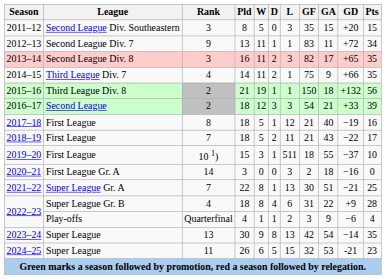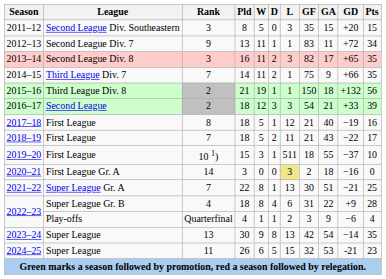(208, 75) 4 -> (208, 75) 7
(290, 172) no background -> (290, 172) khaki background
